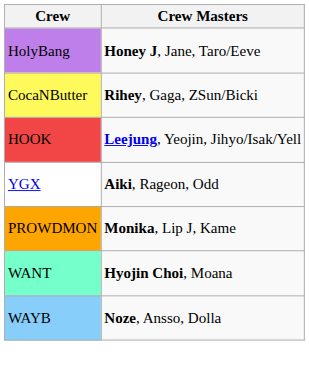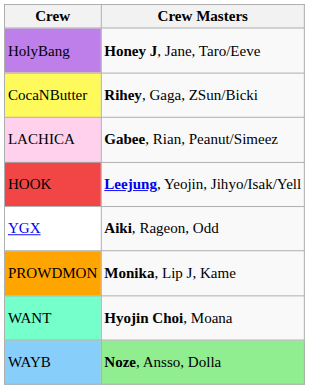+ row: (41, 139)
(163, 317) no background -> (163, 362) lightgreen background
